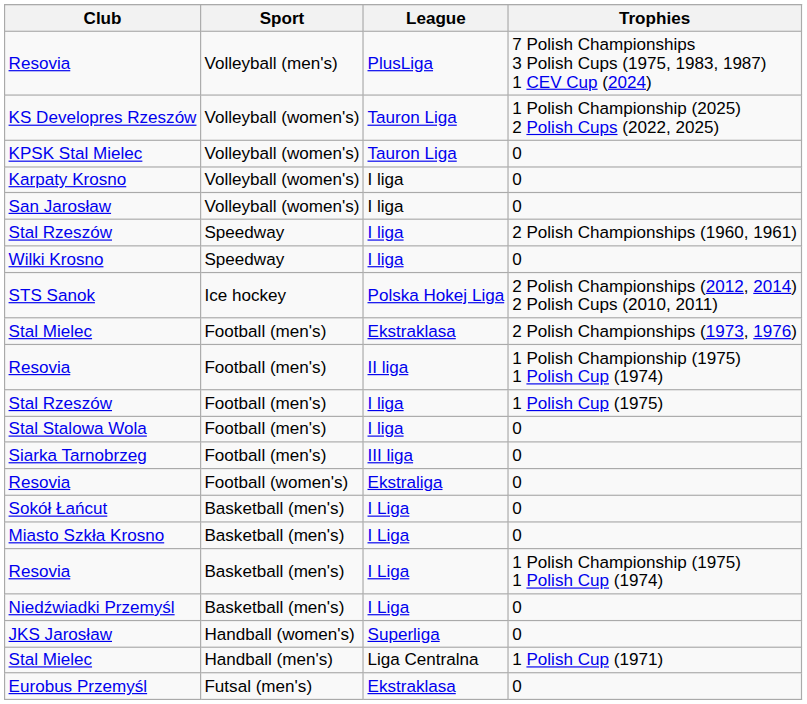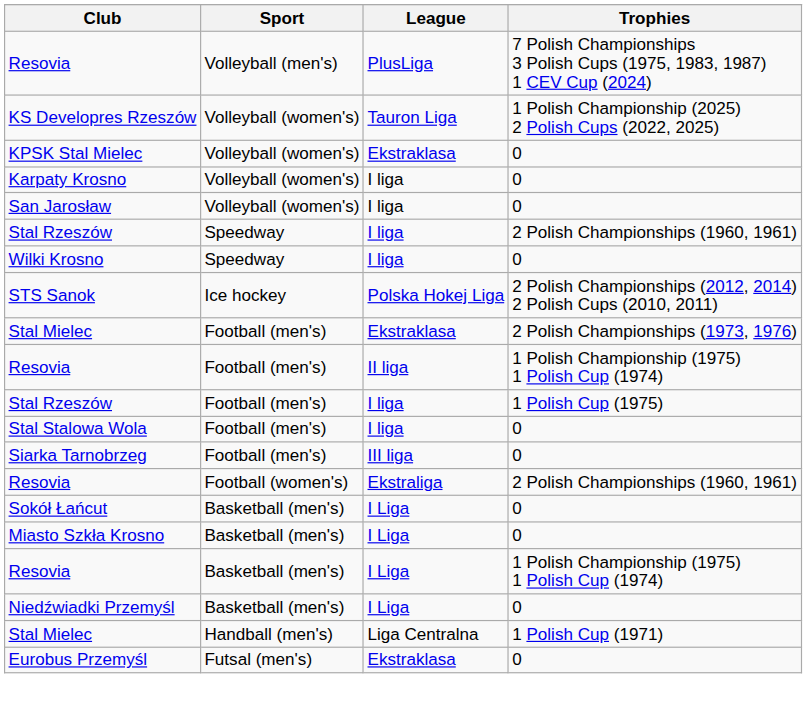(412, 153) Tauron Liga -> (412, 153) Ekstraklasa
(517, 482) 0 -> (655, 482) 2 Polish Championships (1960, 1961)
- row: (60, 633)
